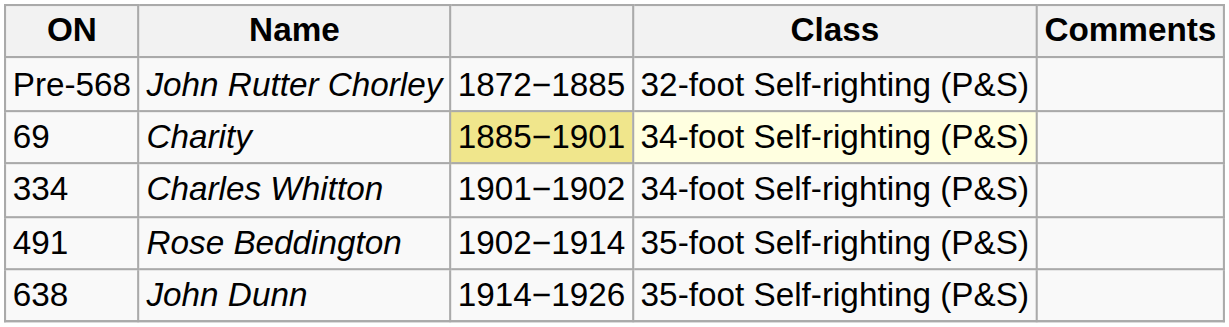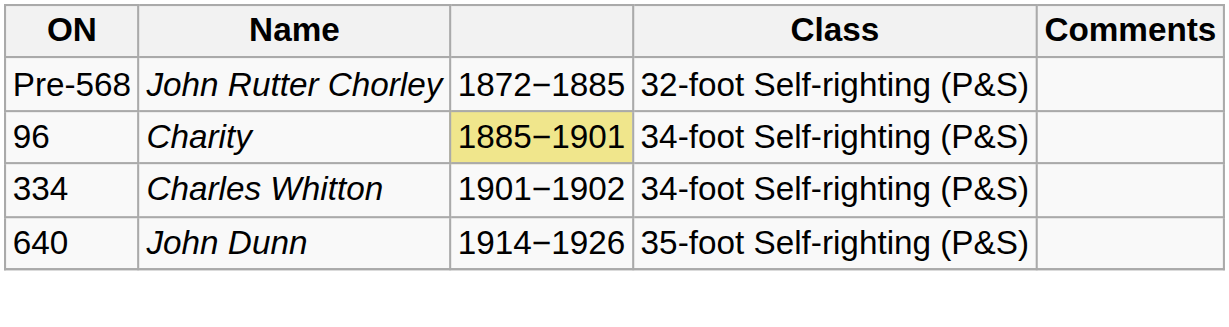(31, 136) 69 -> (31, 136) 96
(835, 136) lightyellow background -> (835, 136) no background
- row: (274, 242)
(40, 294) 638 -> (40, 242) 640
